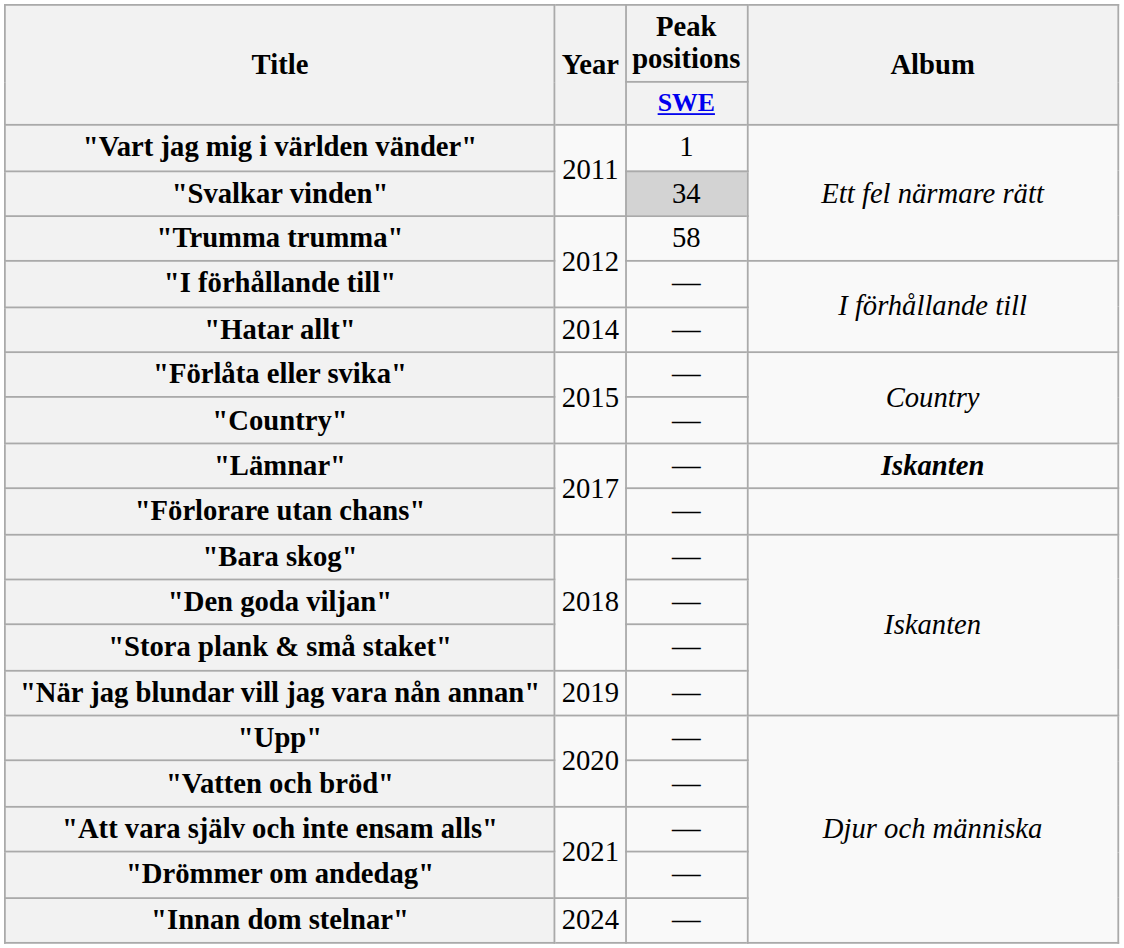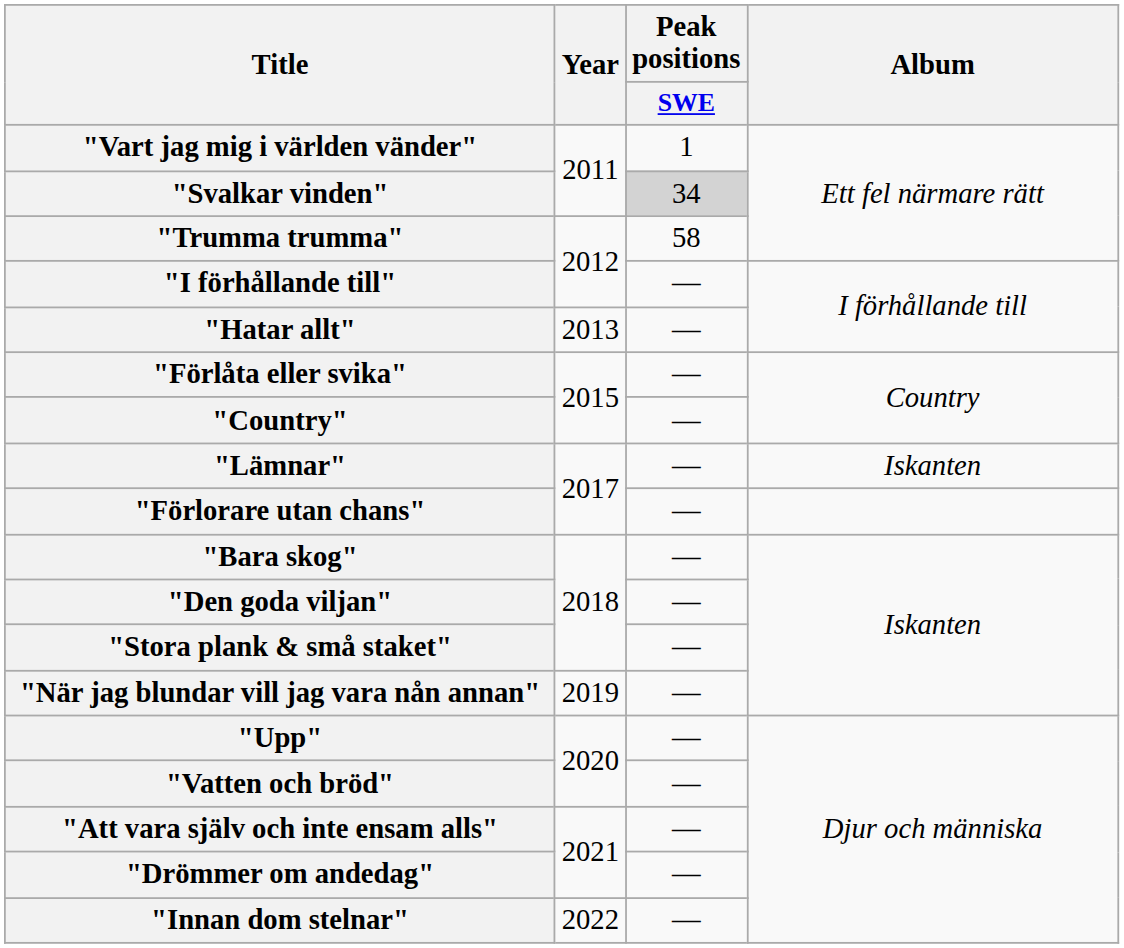(590, 329) 2014 -> (590, 329) 2013
(933, 465) bold -> (933, 465) normal
(590, 919) 2024 -> (590, 919) 2022
